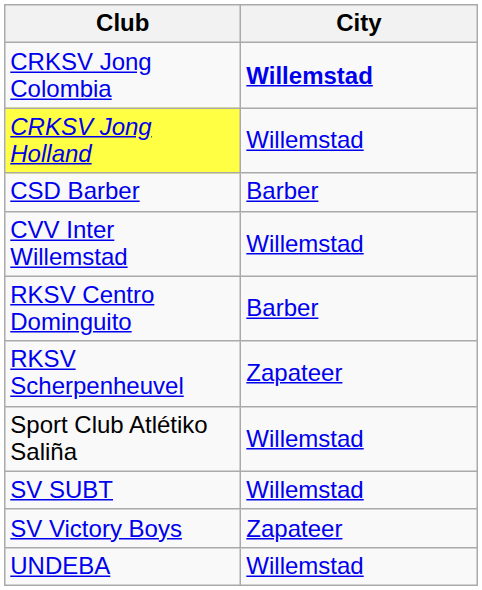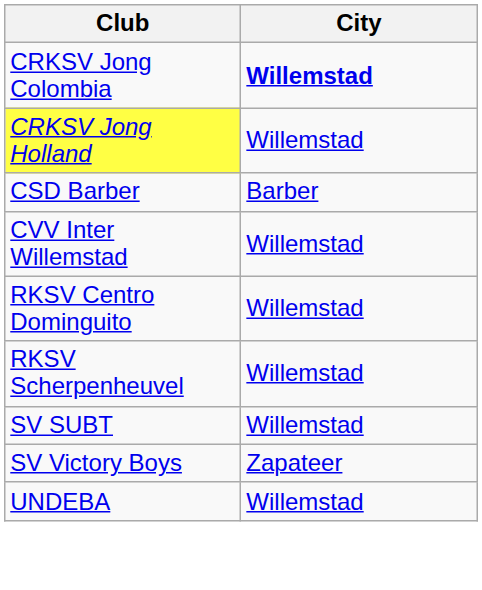(282, 308) Barber -> (305, 308) Willemstad
(294, 373) Zapateer -> (305, 373) Willemstad
- row: (109, 438)
